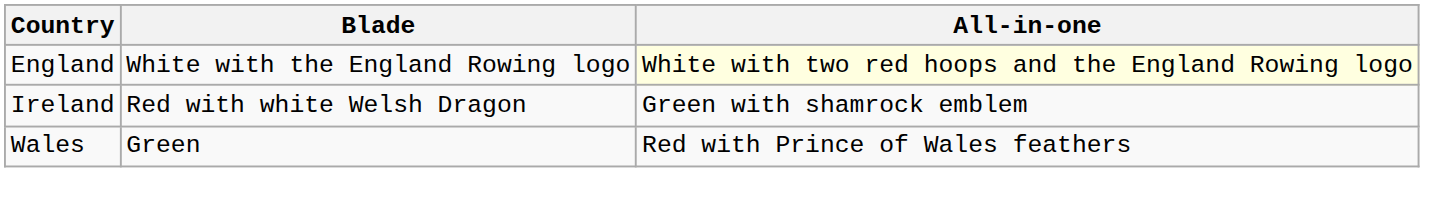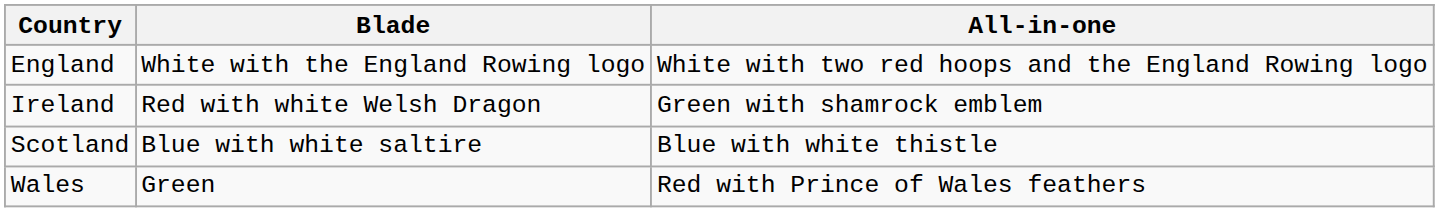(1027, 65) lightyellow background -> (1042, 65) no background
+ row: (70, 146)
